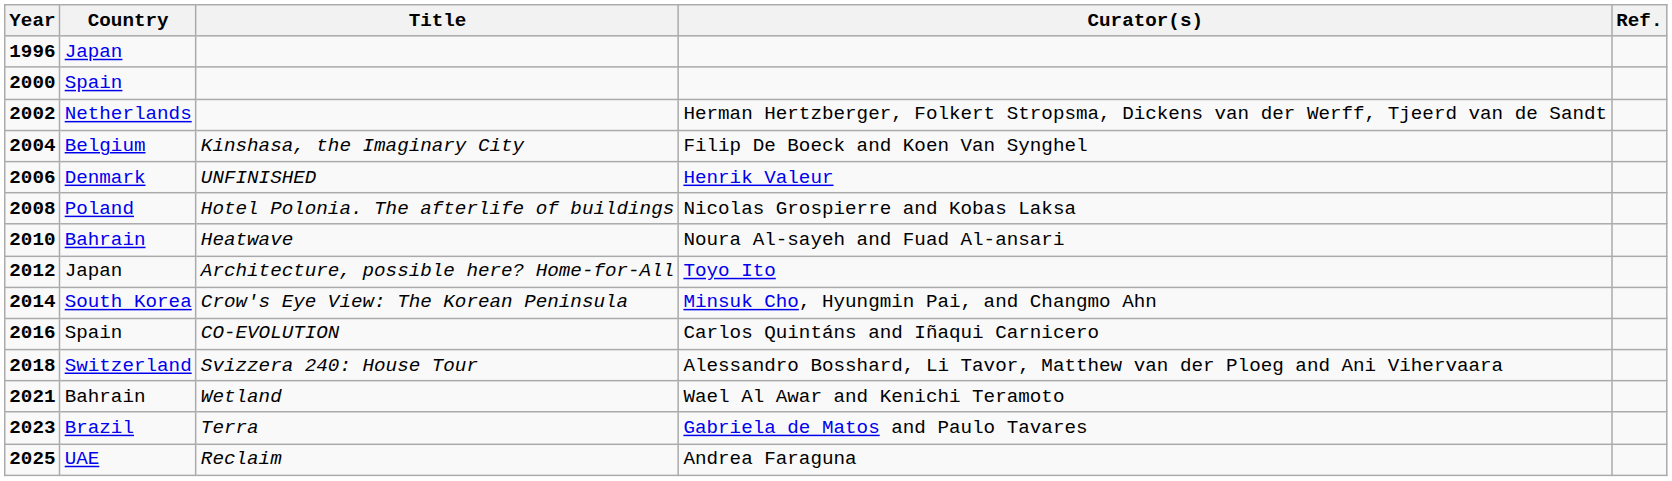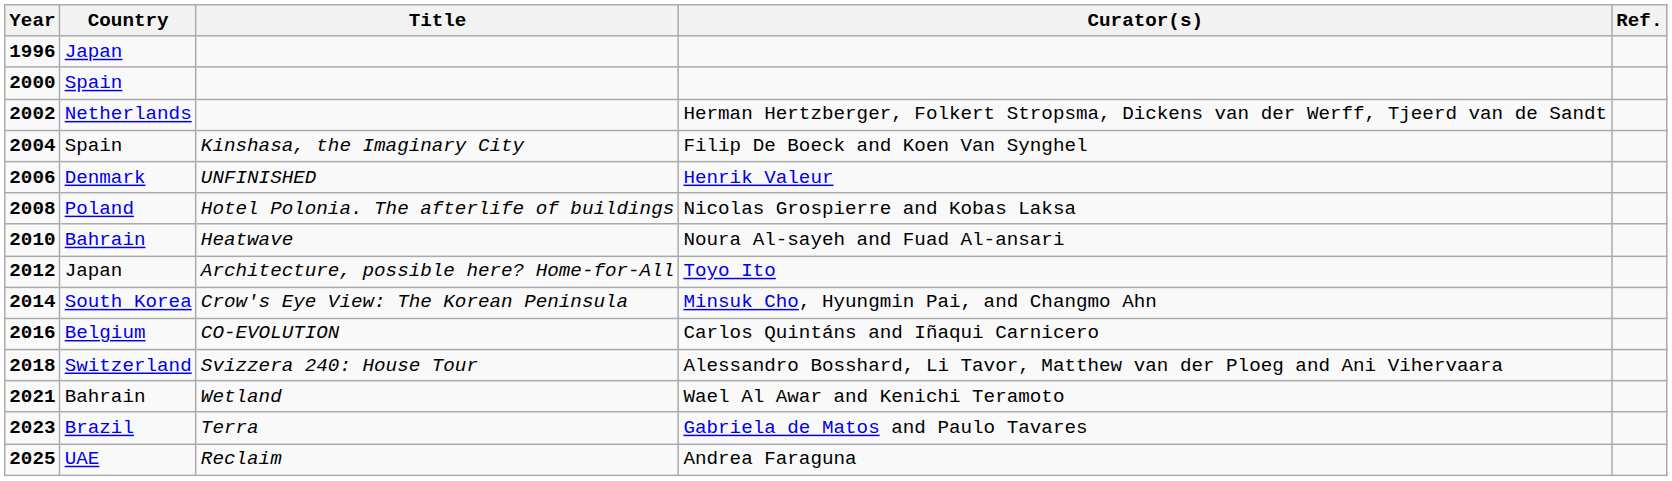(105, 146) Belgium -> (94, 146) Spain
(94, 334) Spain -> (105, 334) Belgium
